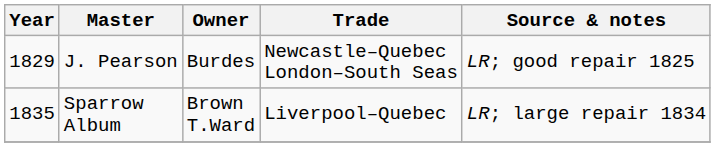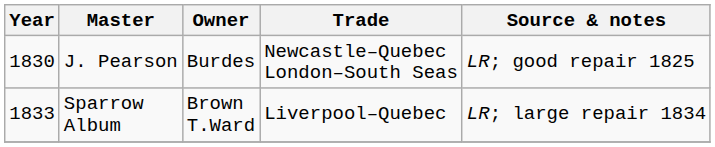(32, 62) 1829 -> (32, 62) 1830
(32, 115) 1835 -> (32, 115) 1833
